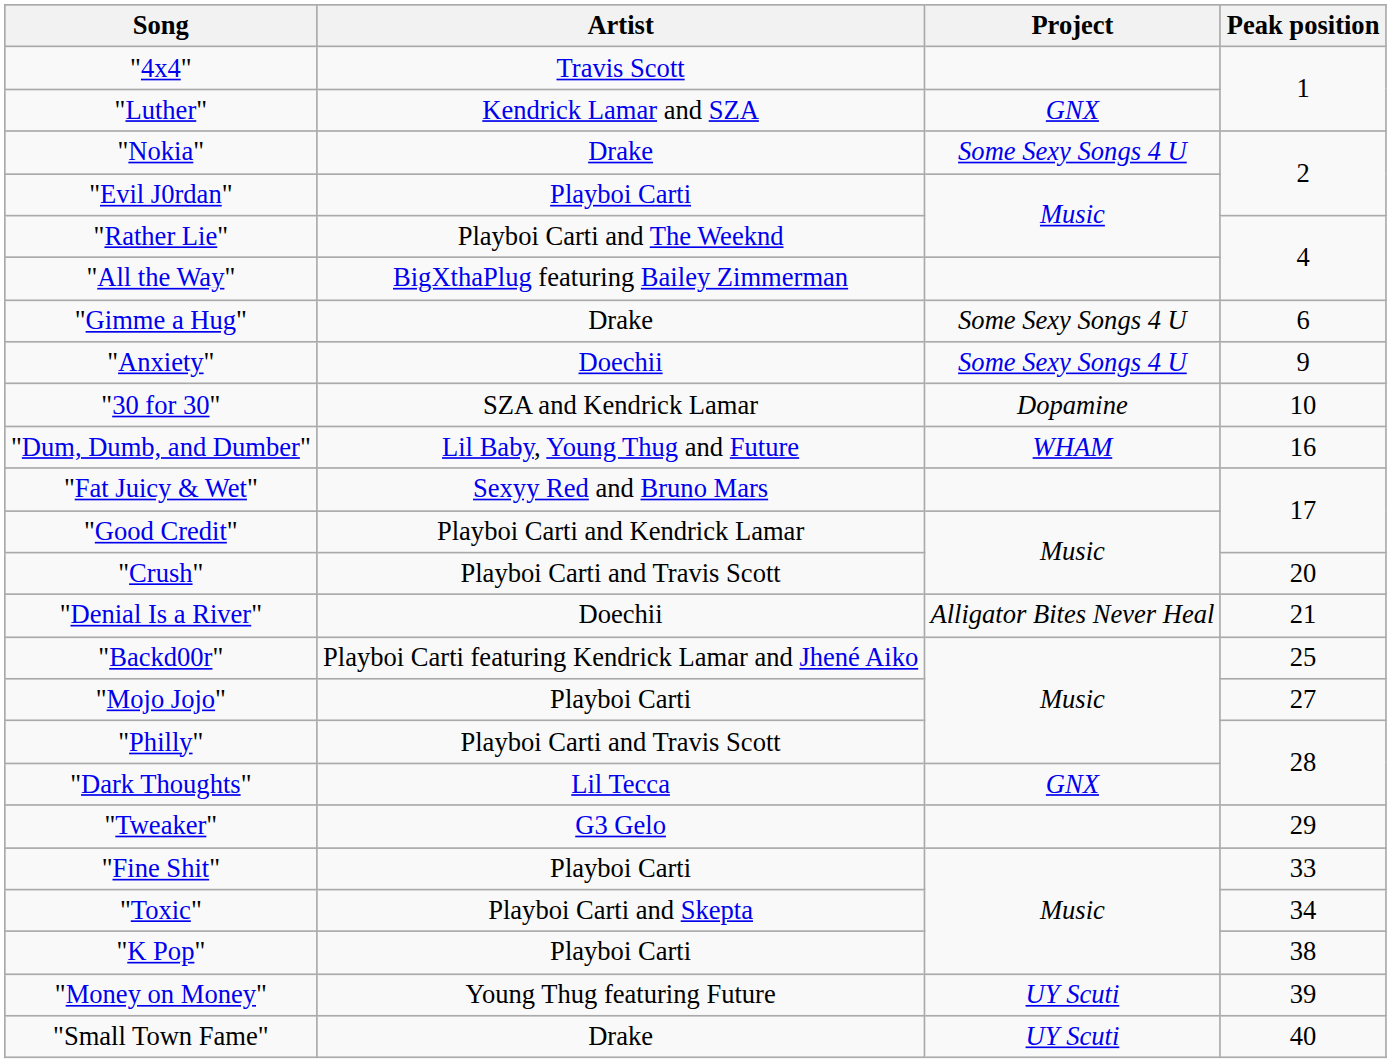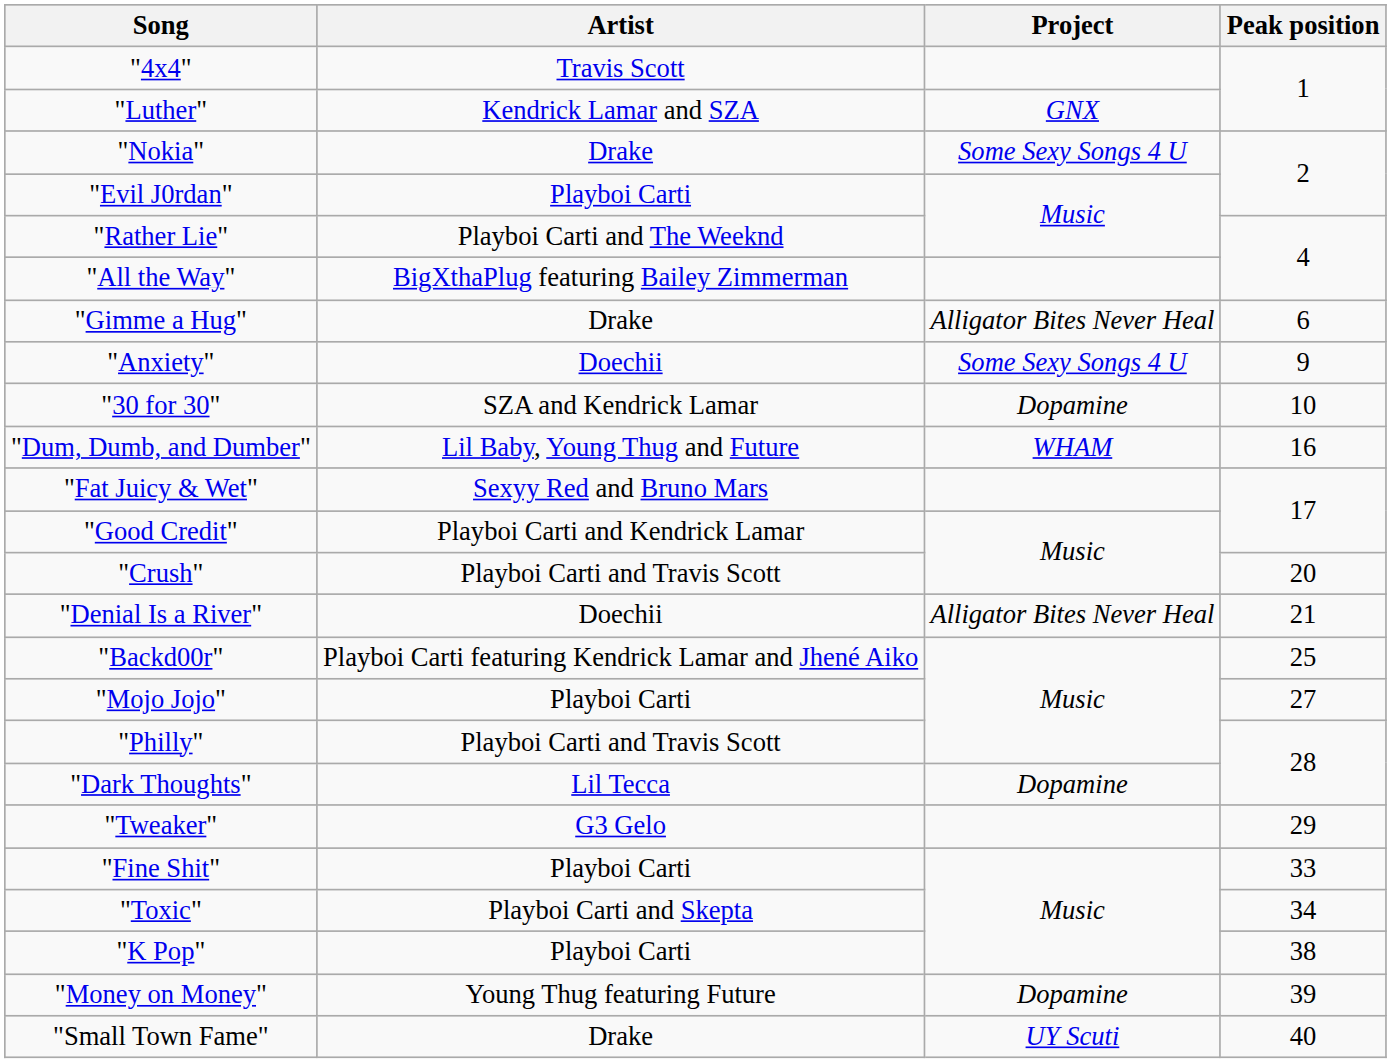(1072, 320) Some Sexy Songs 4 U -> (1072, 320) Alligator Bites Never Heal
(1072, 783) GNX -> (1072, 783) Dopamine
(1072, 994) UY Scuti -> (1072, 994) Dopamine
